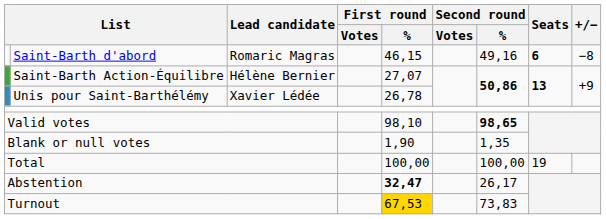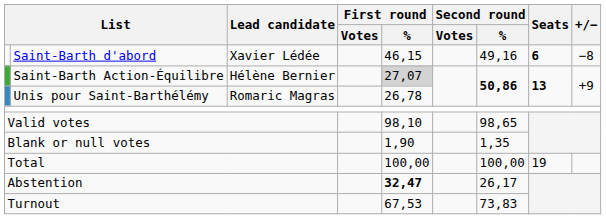(282, 55) Romaric Magras -> (275, 55) Xavier Lédée
(403, 76) no background -> (403, 76) lightgrey background
(275, 96) Xavier Lédée -> (282, 96) Romaric Magras
(498, 122) bold -> (498, 122) normal
(403, 204) gold background -> (403, 204) no background
